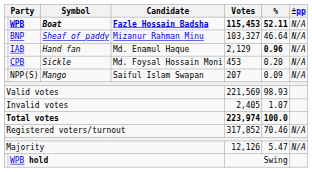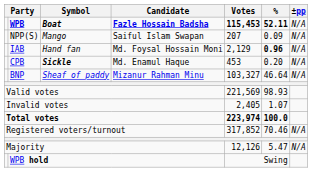rows swapped: (17, 37) <-> (24, 75)
(151, 50) Md. Enamul Haque -> (168, 50) Md. Foysal Hossain Moni
(57, 62) normal -> (57, 62) bold
(168, 62) Md. Foysal Hossain Moni -> (151, 62) Md. Enamul Haque
